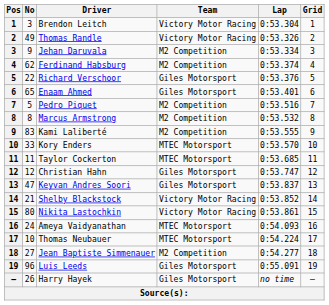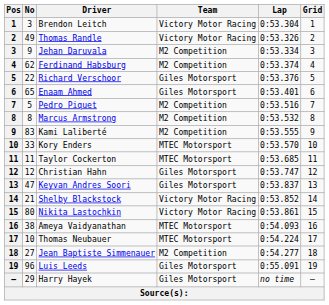(30, 226) 24 -> (30, 226) 38
(30, 280) 26 -> (30, 280) 29
